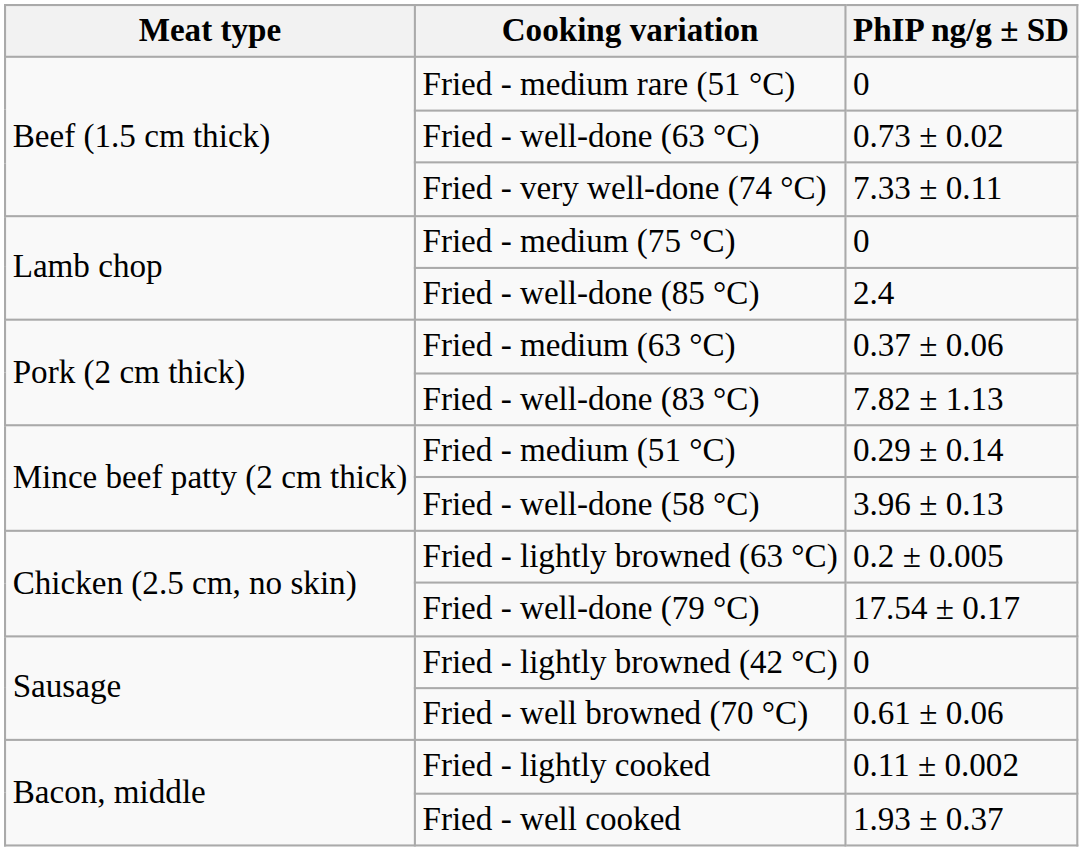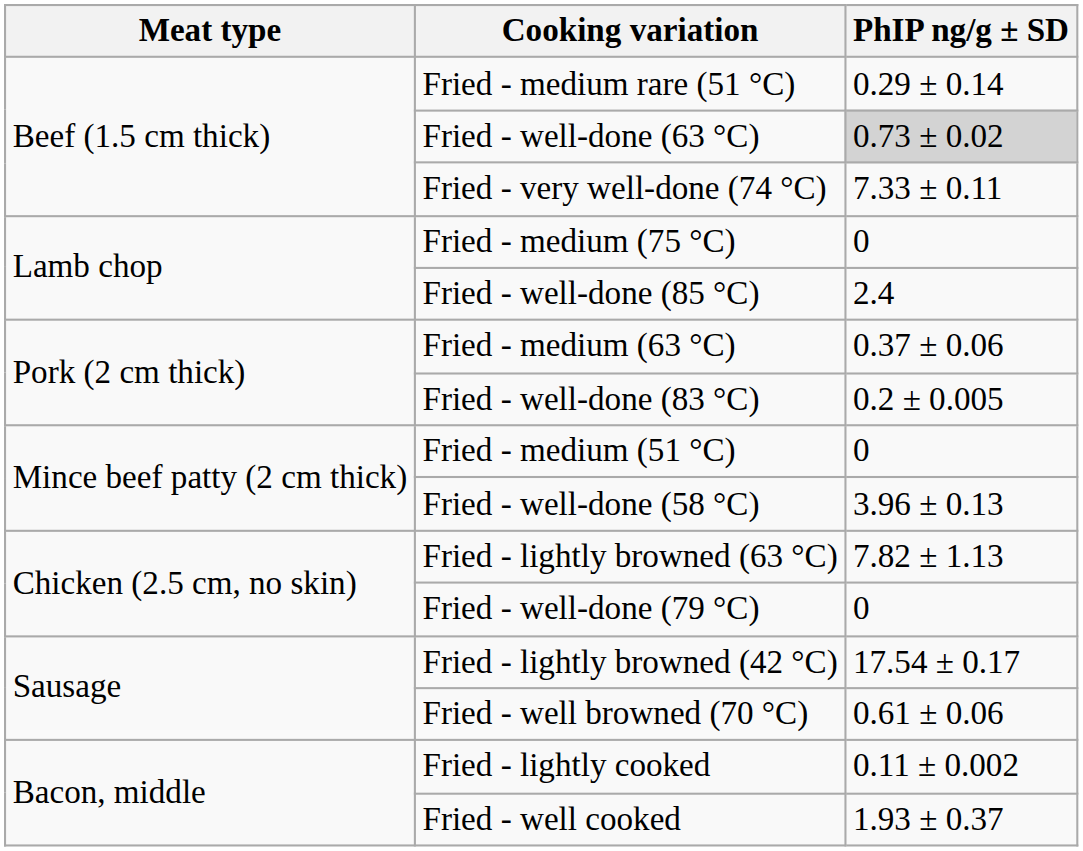(861, 83) 0 -> (928, 83) 0.29 ± 0.14
(928, 135) no background -> (928, 135) lightgrey background
(928, 398) 7.82 ± 1.13 -> (928, 398) 0.2 ± 0.005
(928, 450) 0.29 ± 0.14 -> (861, 450) 0
(928, 556) 0.2 ± 0.005 -> (928, 556) 7.82 ± 1.13
(937, 608) 17.54 ± 0.17 -> (861, 608) 0
(861, 661) 0 -> (937, 661) 17.54 ± 0.17
